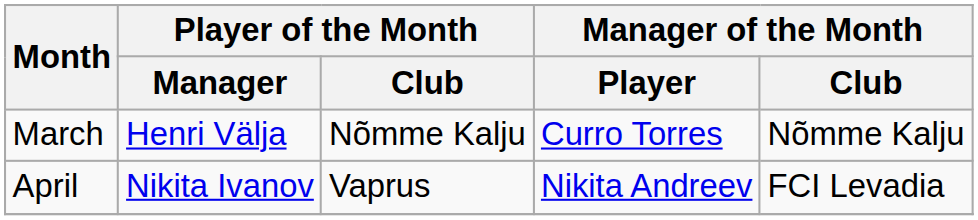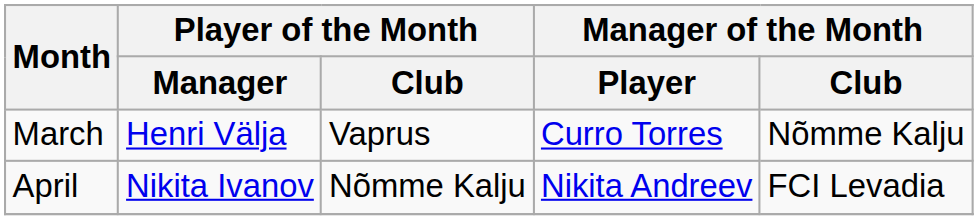(427, 134) Nõmme Kalju -> (380, 134) Vaprus
(380, 186) Vaprus -> (427, 186) Nõmme Kalju
